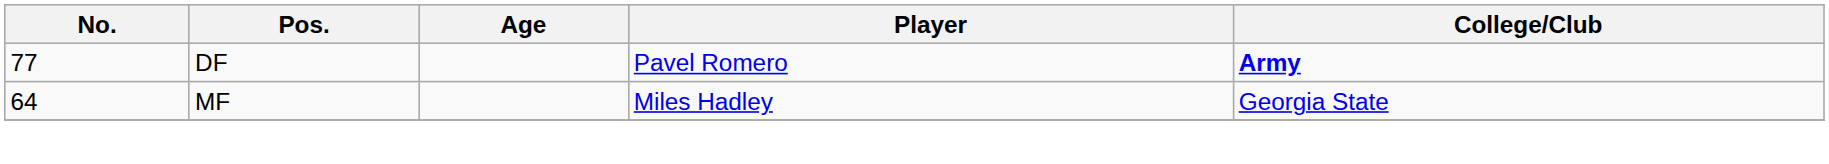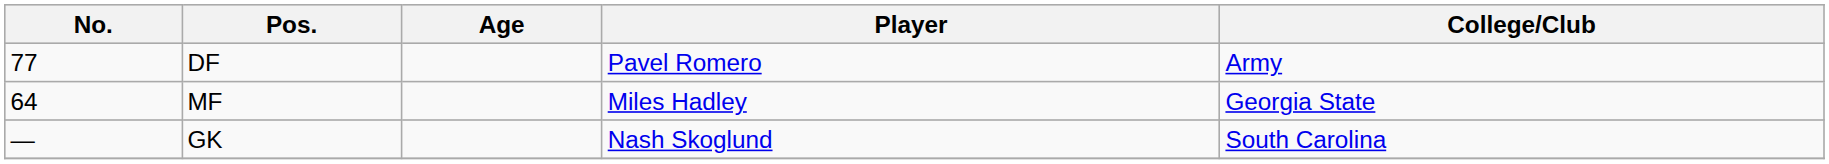(1270, 63) bold -> (1254, 63) normal
+ row: (205, 140)
